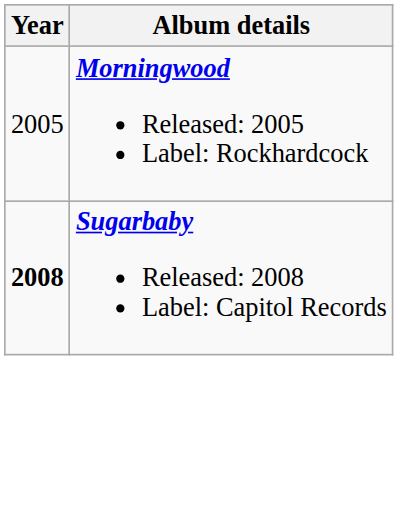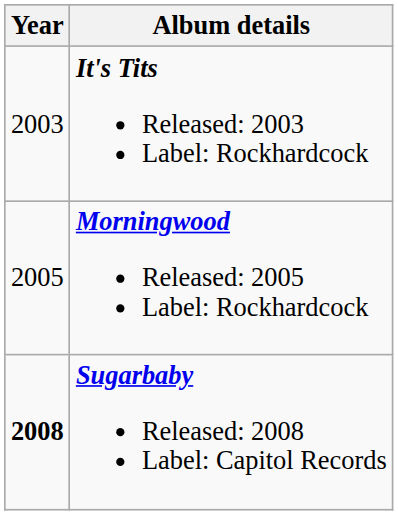+ row: (231, 111)
